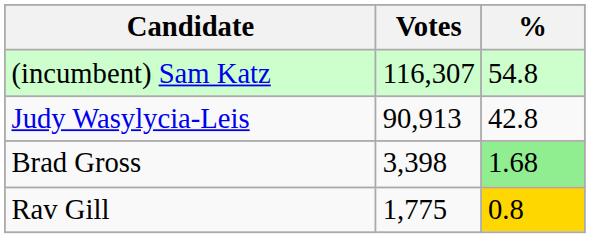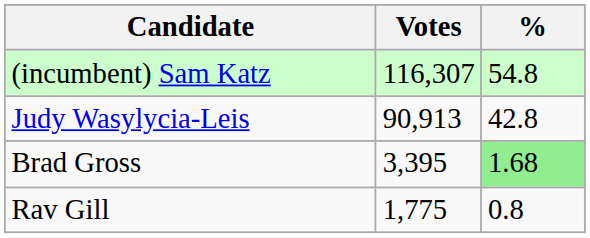(415, 163) 3,398 -> (415, 163) 3,395
(506, 208) gold background -> (506, 208) no background
